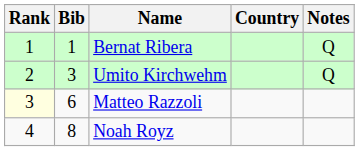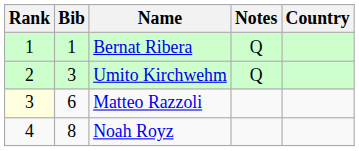columns swapped: (267, 18) <-> (329, 18)
